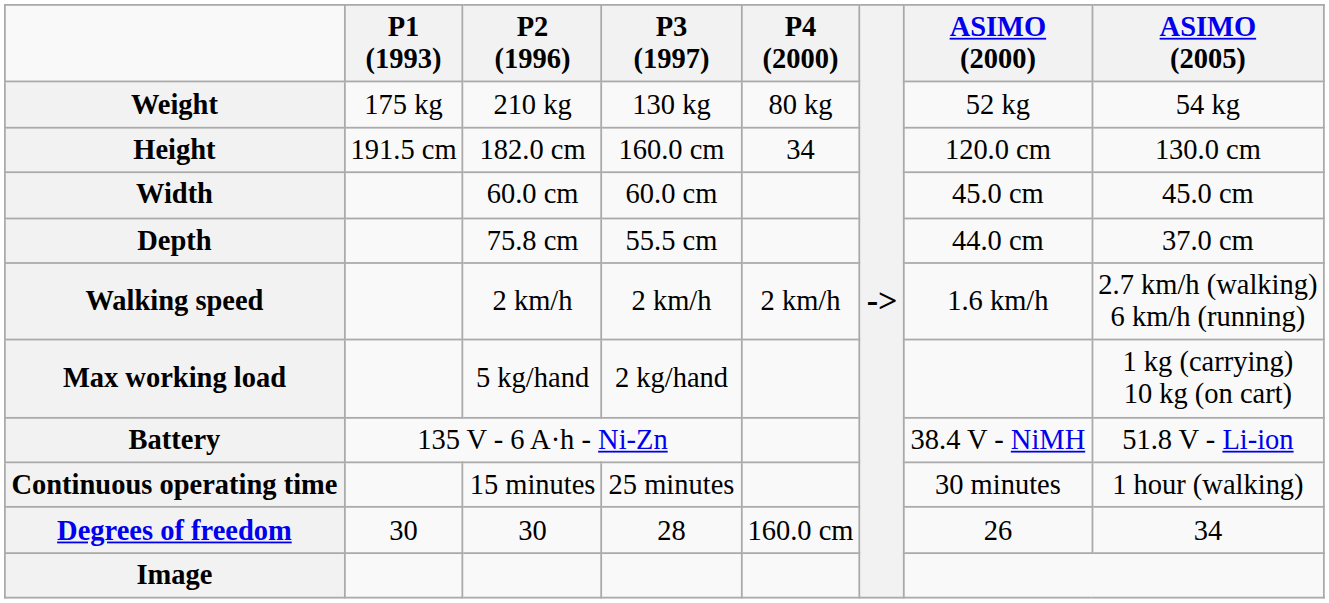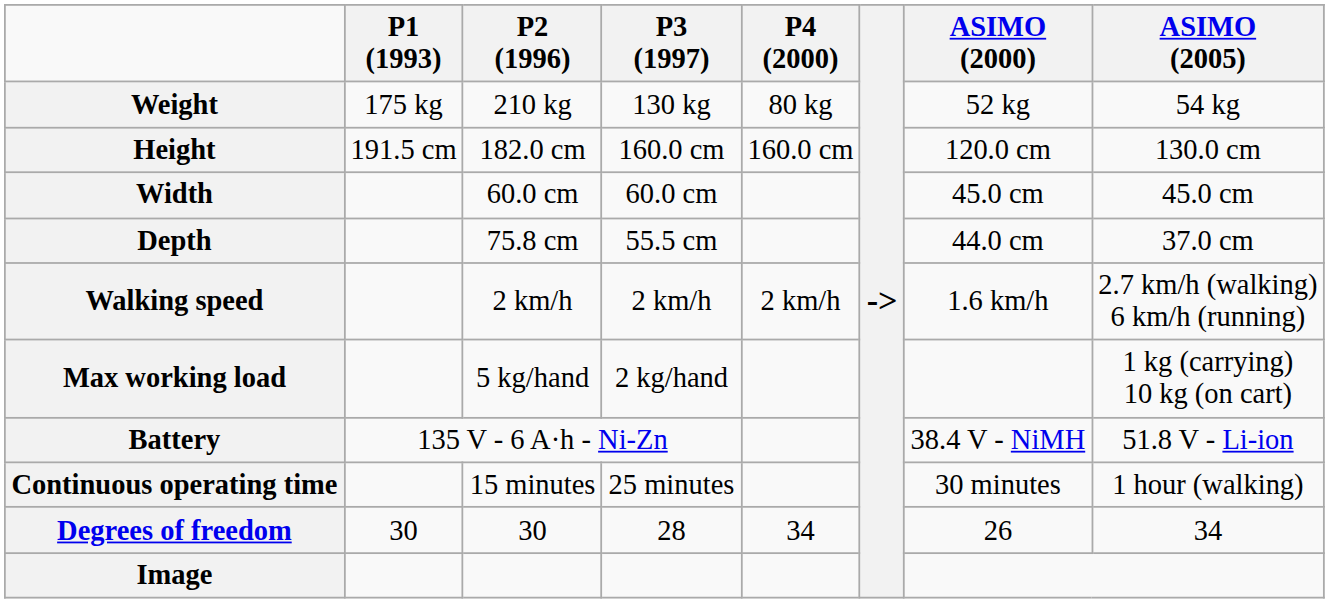(800, 149) 34 -> (801, 149) 160.0 cm
(801, 529) 160.0 cm -> (800, 529) 34
